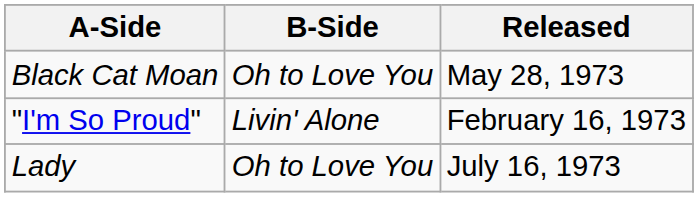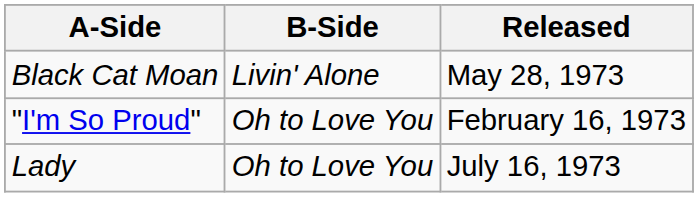(332, 74) Oh to Love You -> (306, 74) Livin' Alone
(306, 120) Livin' Alone -> (332, 120) Oh to Love You
